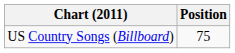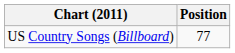(203, 36) 75 -> (203, 36) 77
